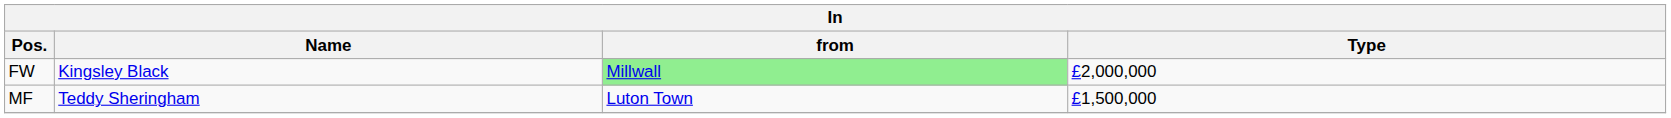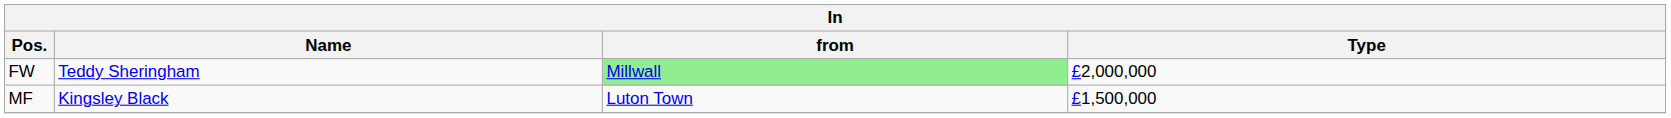(113, 71) Kingsley Black -> (129, 71) Teddy Sheringham
(129, 98) Teddy Sheringham -> (113, 98) Kingsley Black
